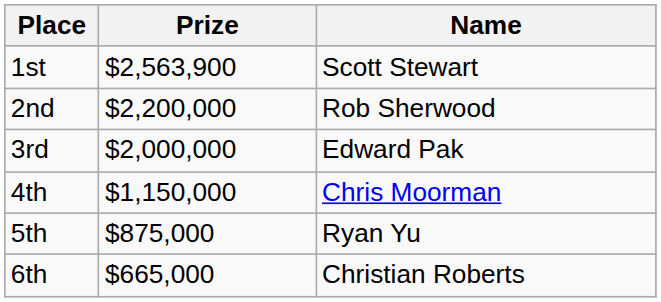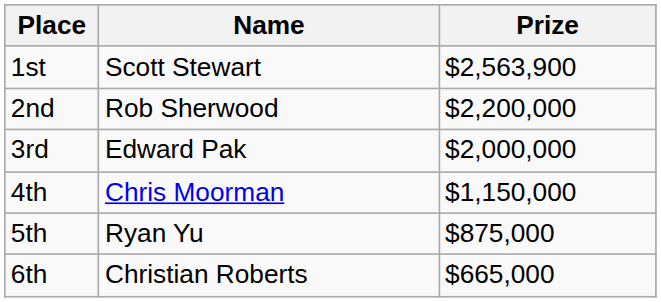columns swapped: (486, 25) <-> (207, 25)
